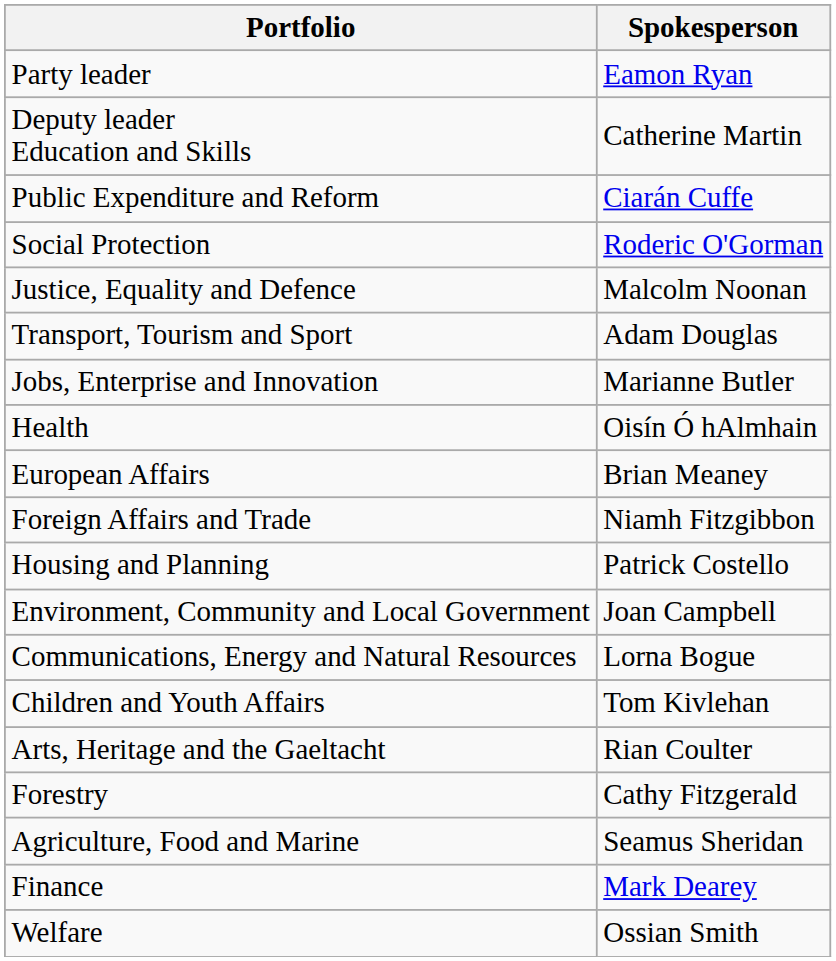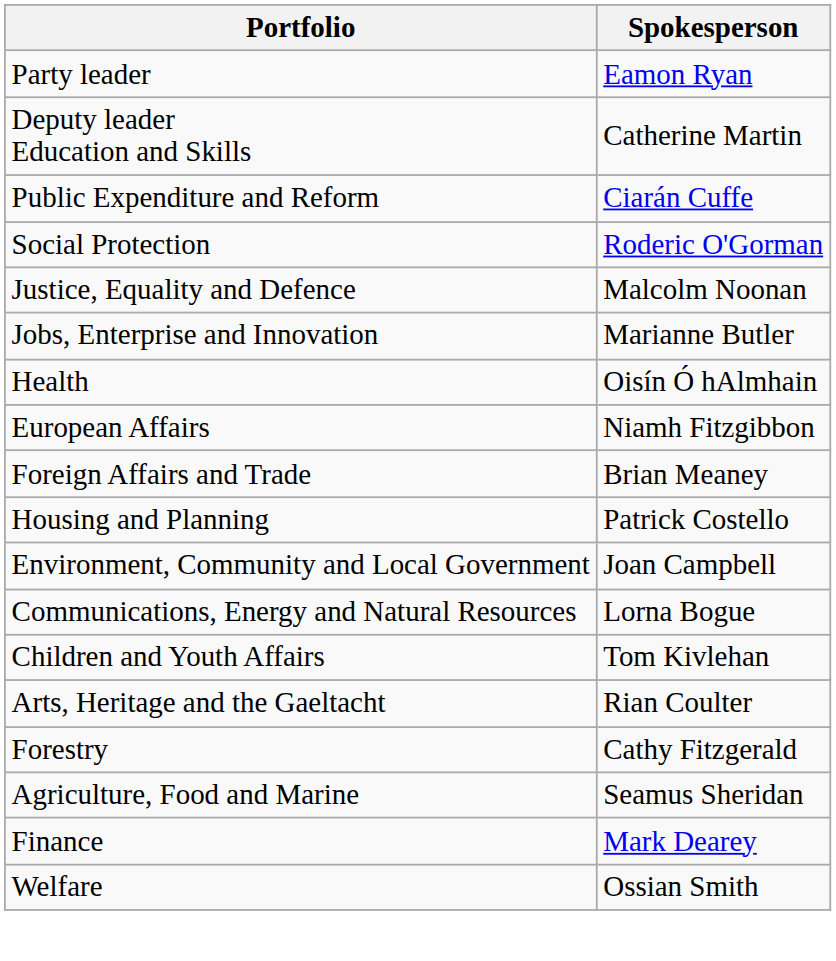- row: (182, 335)
(686, 473) Brian Meaney -> (709, 427) Niamh Fitzgibbon
(709, 519) Niamh Fitzgibbon -> (686, 473) Brian Meaney
